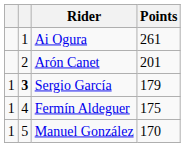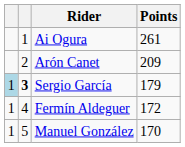(151, 62) 201 -> (151, 62) 209
(11, 85) no background -> (11, 85) lightblue background
(151, 108) 175 -> (151, 108) 172
